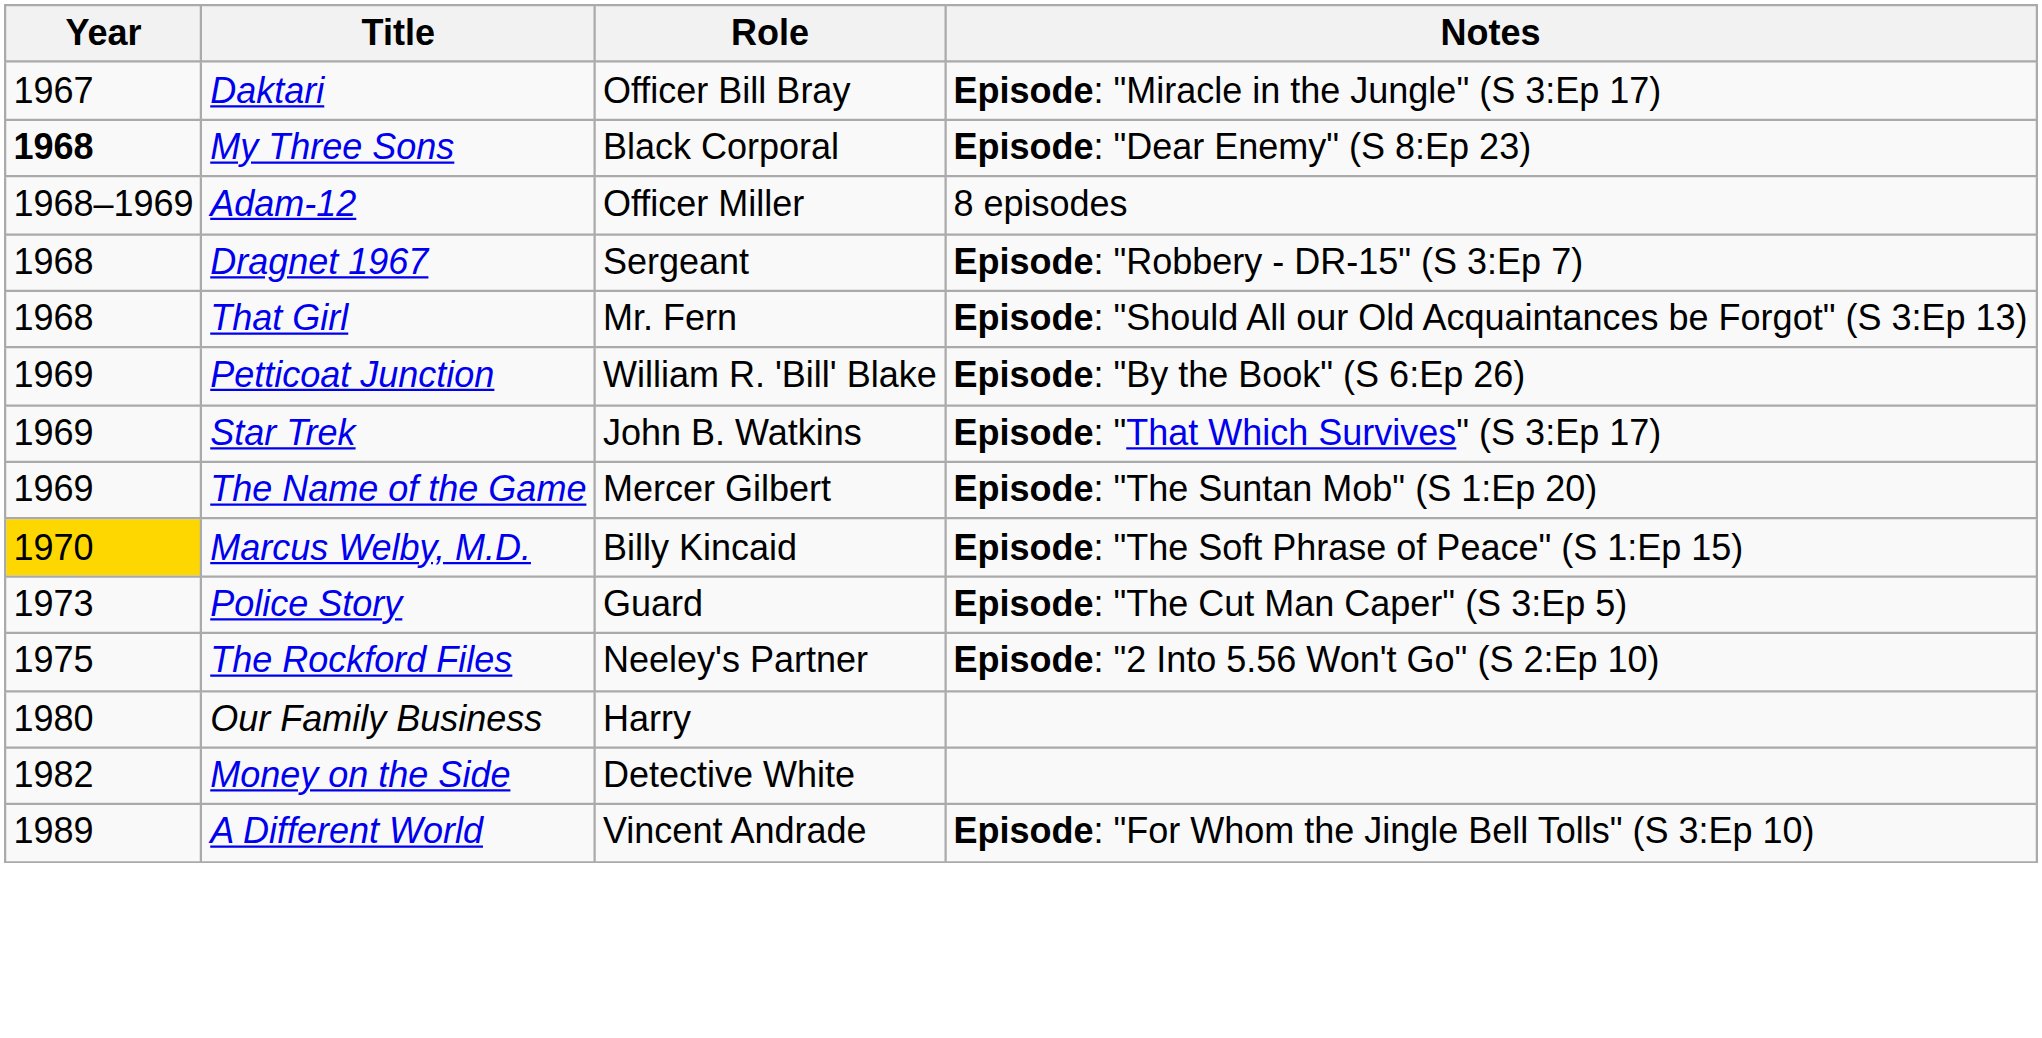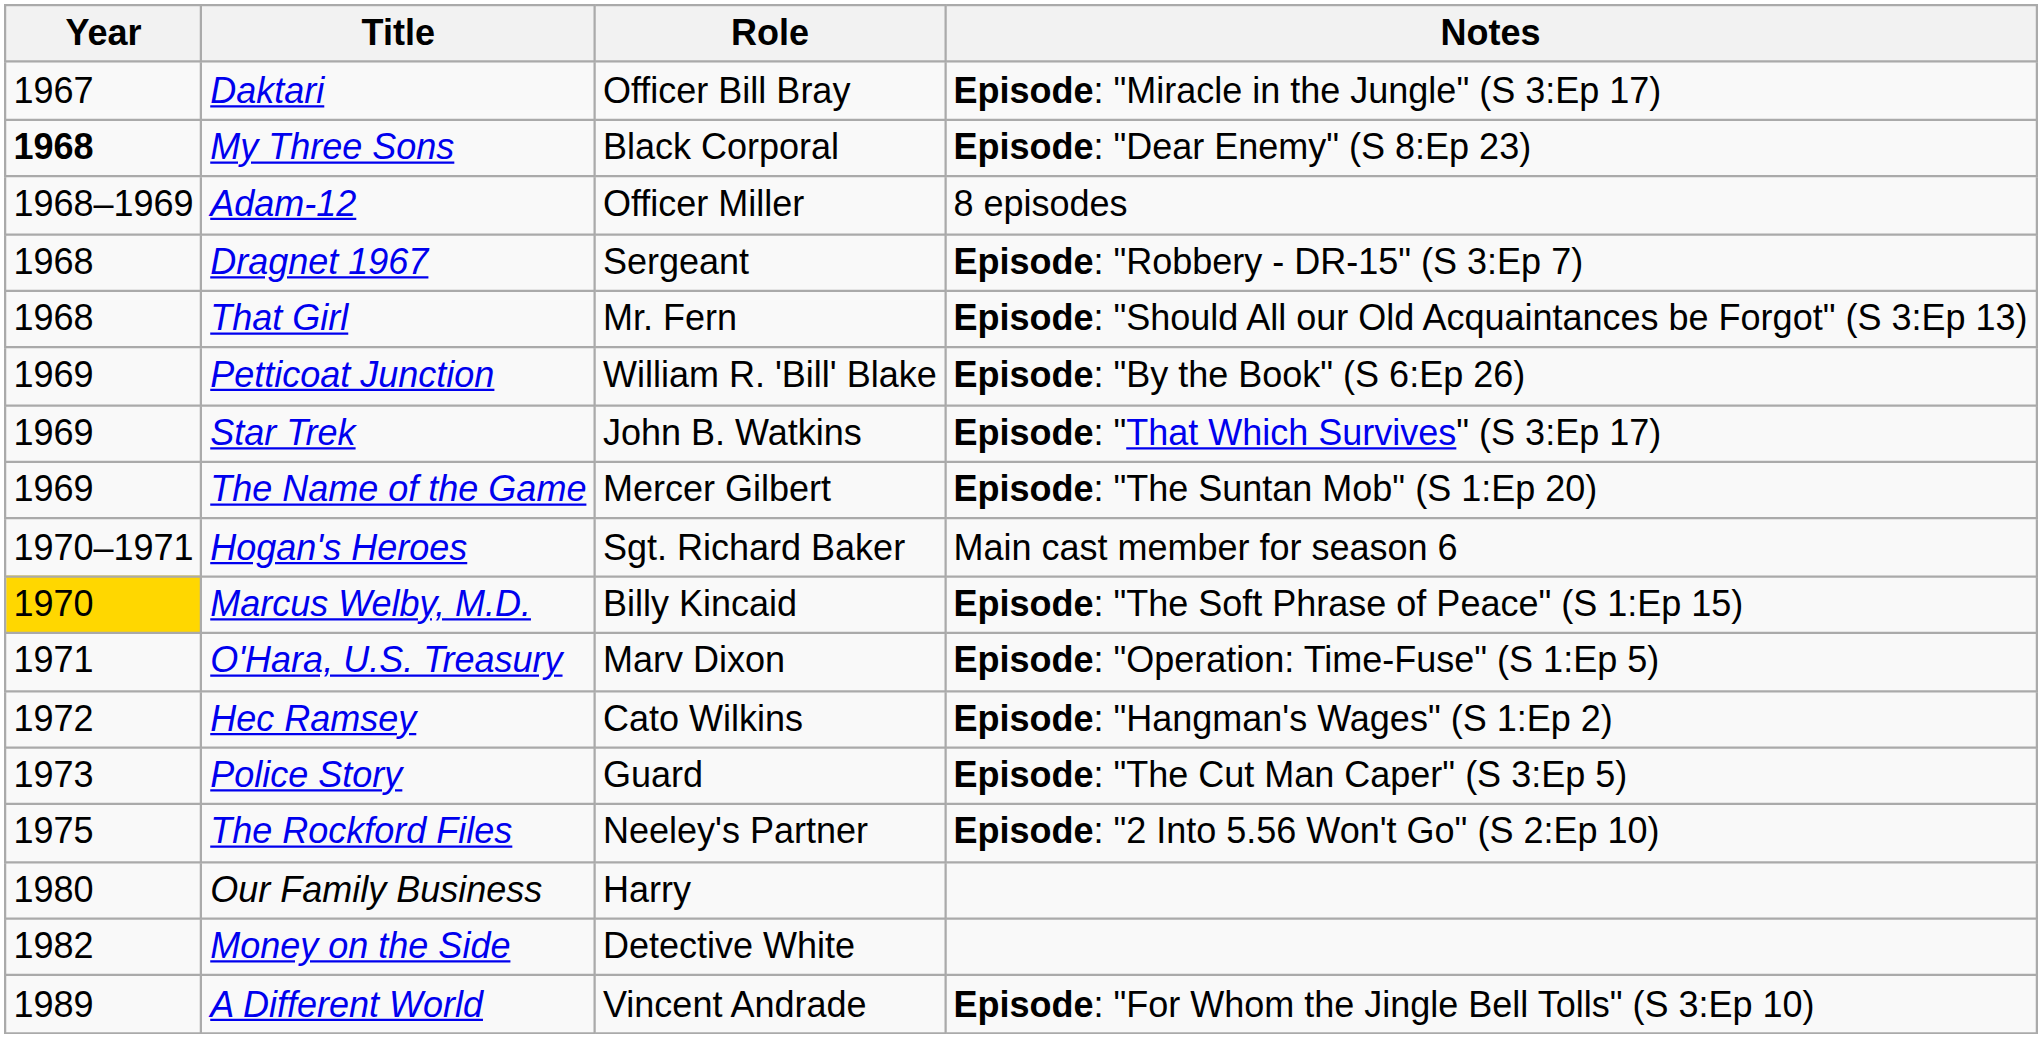+ row: (339, 546)
+ row: (386, 661)
+ row: (313, 718)
